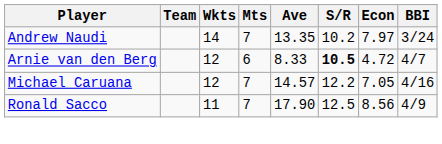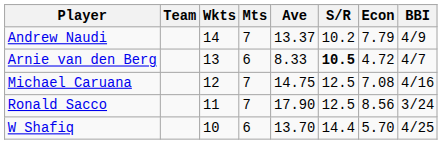(295, 38) 13.35 -> (295, 38) 13.37
(378, 38) 7.97 -> (378, 38) 7.79
(418, 38) 3/24 -> (414, 38) 4/9
(211, 61) 12 -> (211, 61) 13
(295, 83) 14.57 -> (295, 83) 14.75
(338, 83) 12.2 -> (338, 83) 12.5
(378, 83) 7.05 -> (378, 83) 7.08
(414, 106) 4/9 -> (418, 106) 3/24
+ row: (41, 128)
